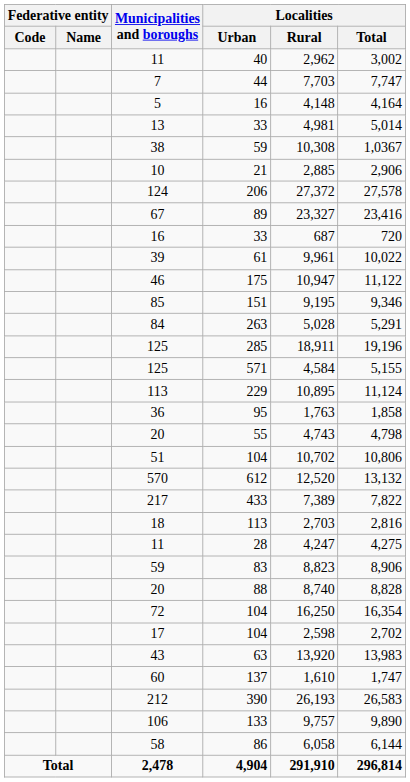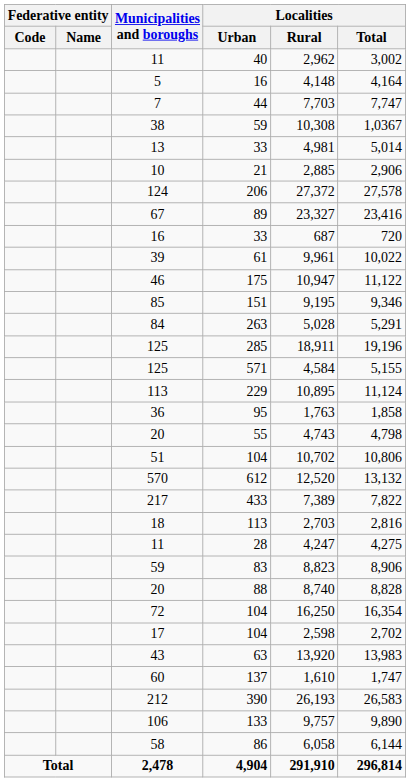rows swapped: (157, 81) <-> (157, 103)
rows swapped: (157, 125) <-> (157, 147)
